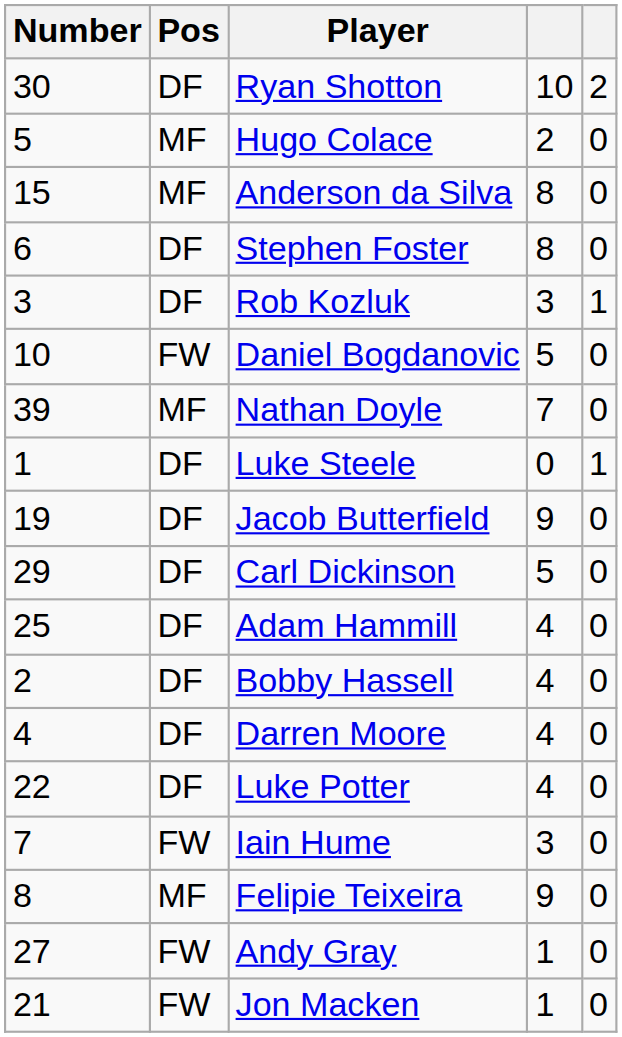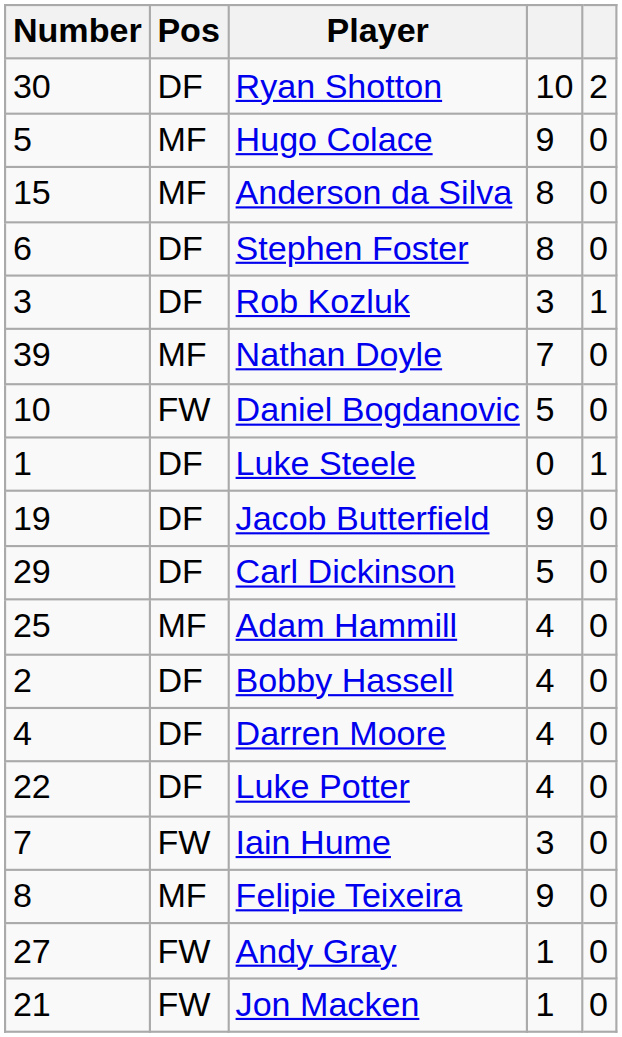(545, 139) 2 -> (545, 139) 9
rows swapped: (339, 409) <-> (378, 355)
(180, 626) DF -> (182, 626) MF
